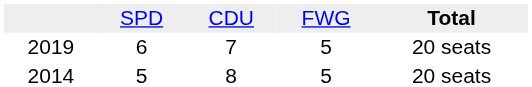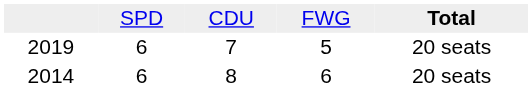(142, 75) 5 -> (142, 75) 6
(326, 75) 5 -> (326, 75) 6
